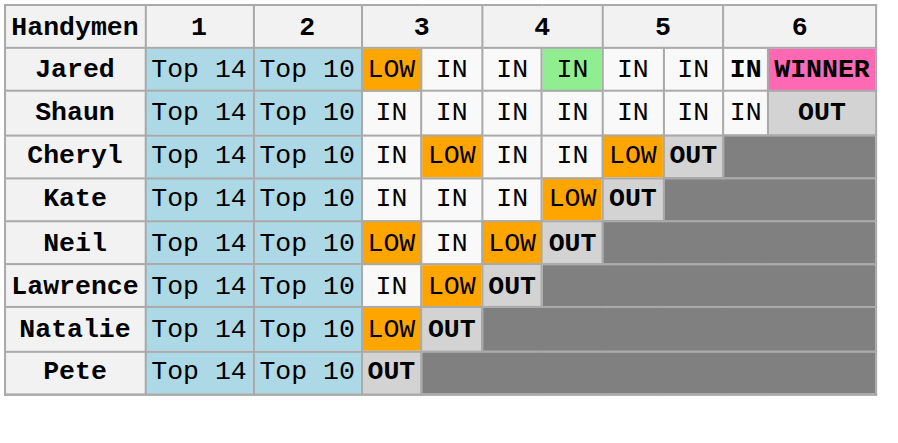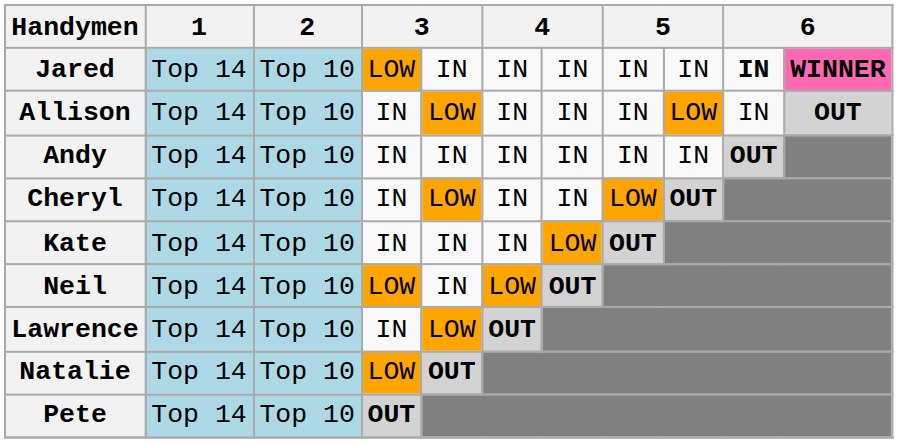(573, 70) lightgreen background -> (573, 70) no background
+ row: (75, 113)
- row: (75, 113)
+ row: (75, 156)
